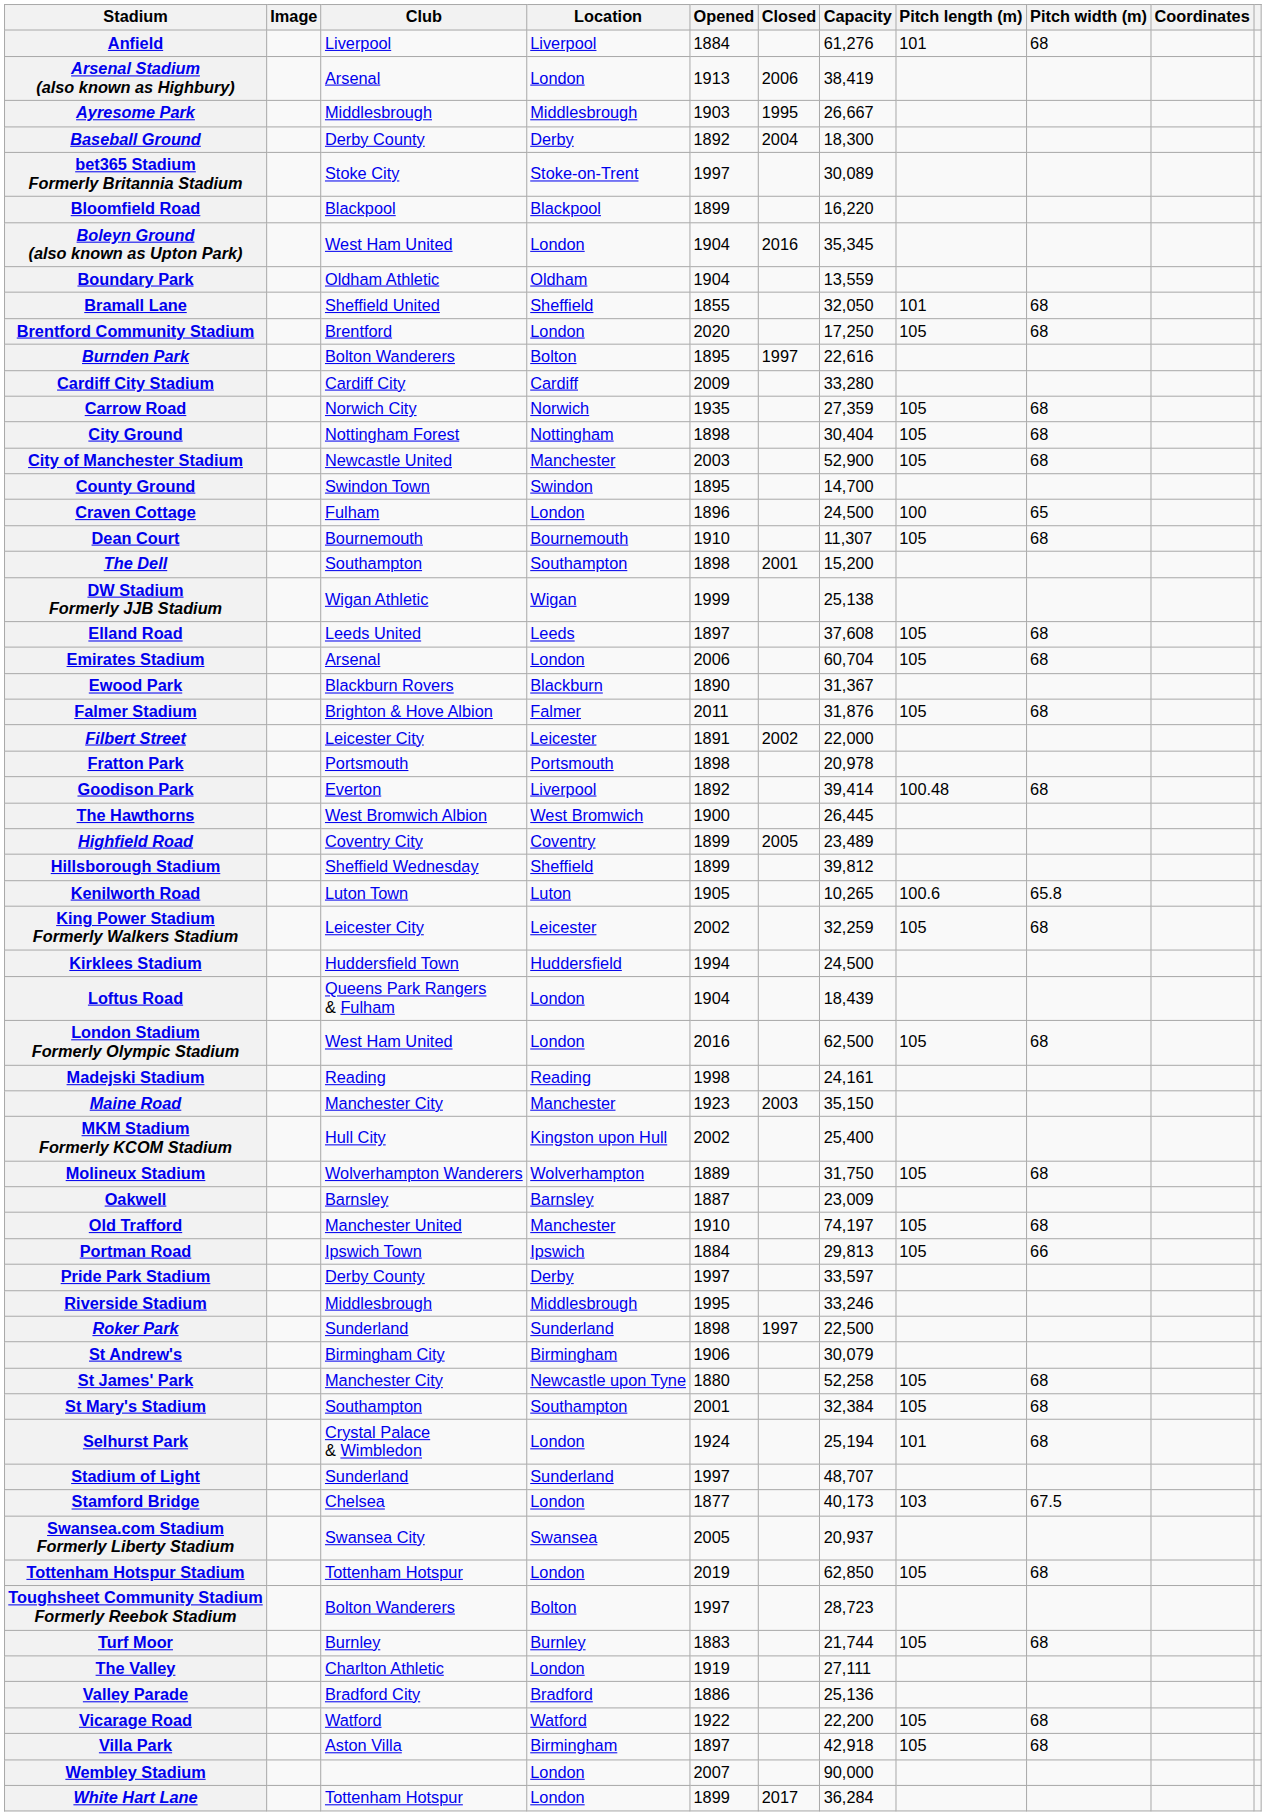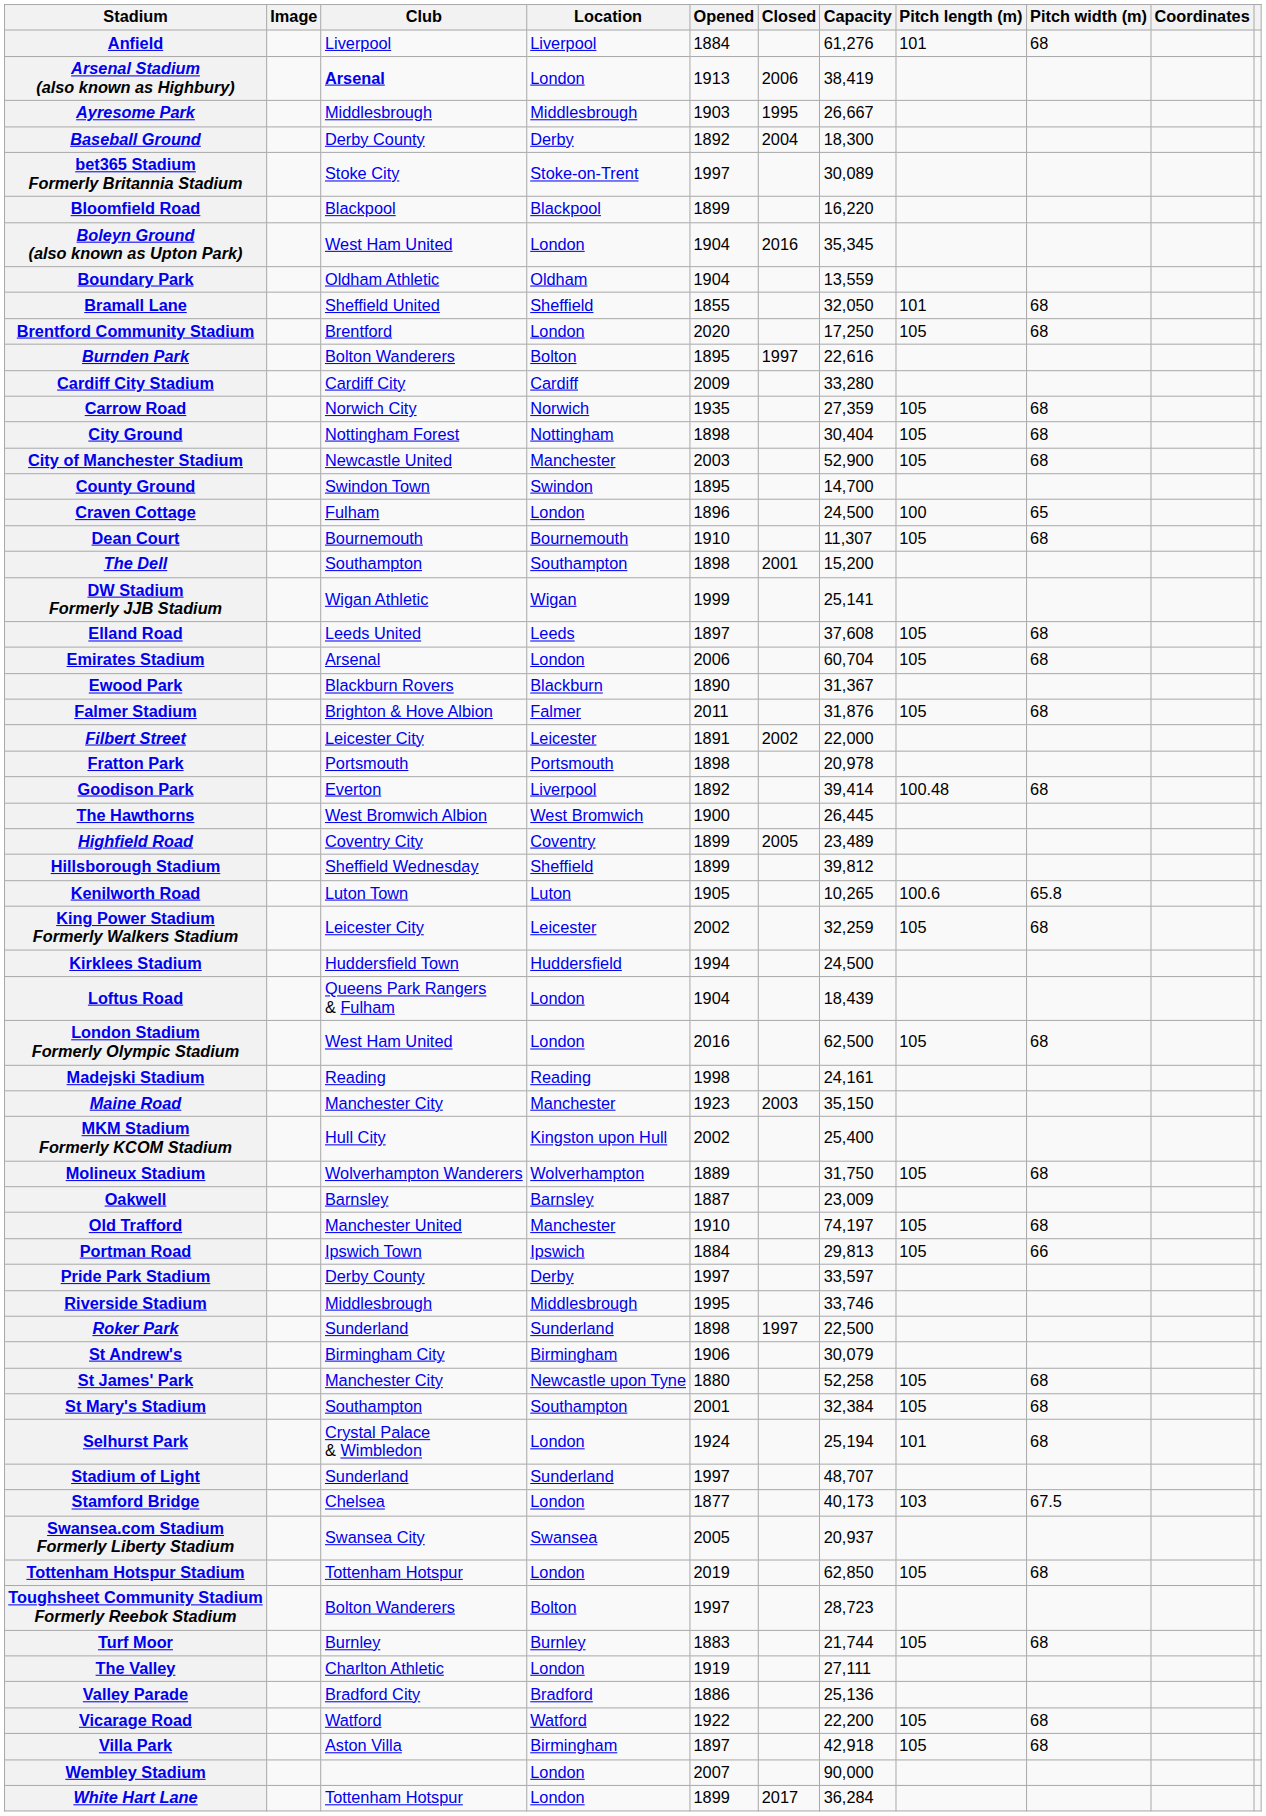(353, 78) normal -> (355, 78) bold
(849, 599) 25,138 -> (849, 599) 25,141
(849, 1303) 33,246 -> (849, 1303) 33,746
